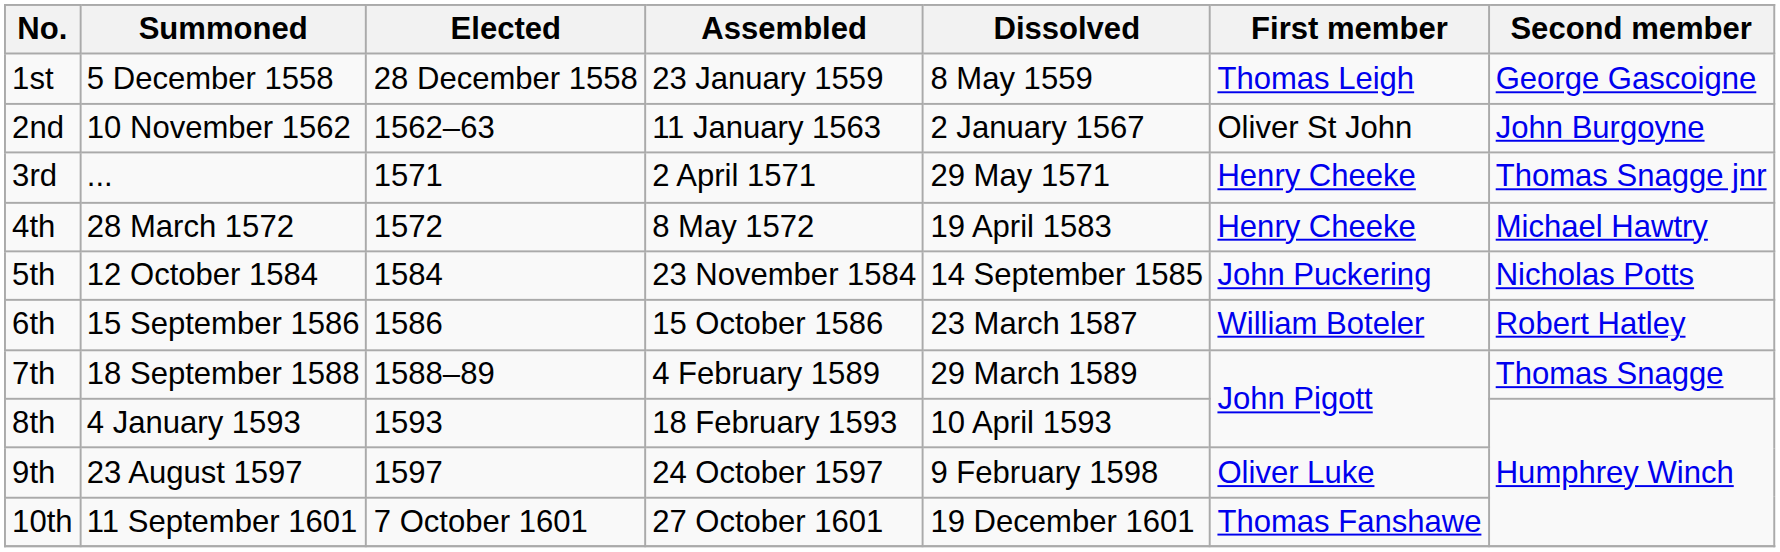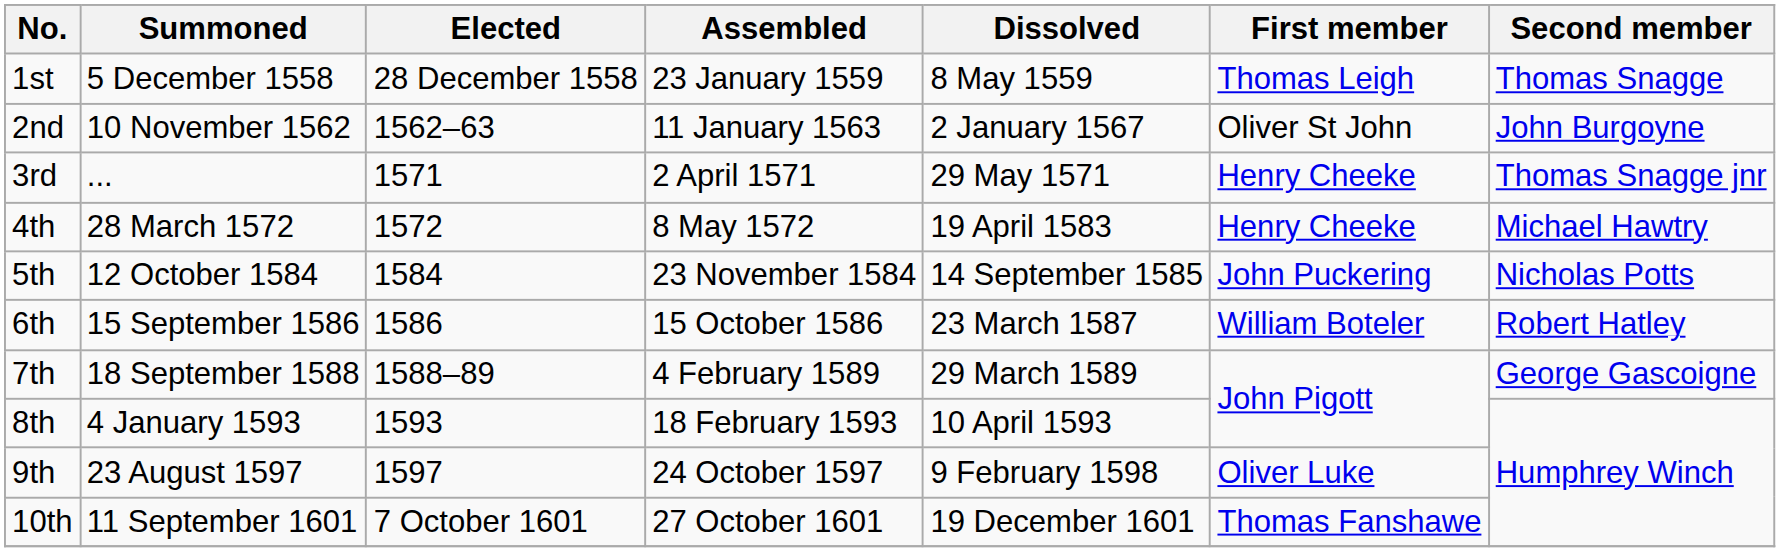(1626, 78) George Gascoigne -> (1610, 78) Thomas Snagge
(1610, 373) Thomas Snagge -> (1626, 373) George Gascoigne
